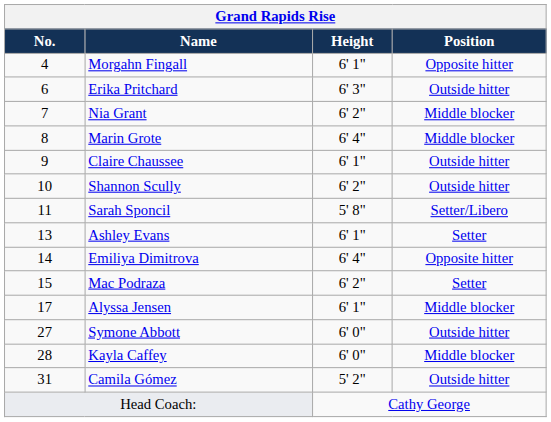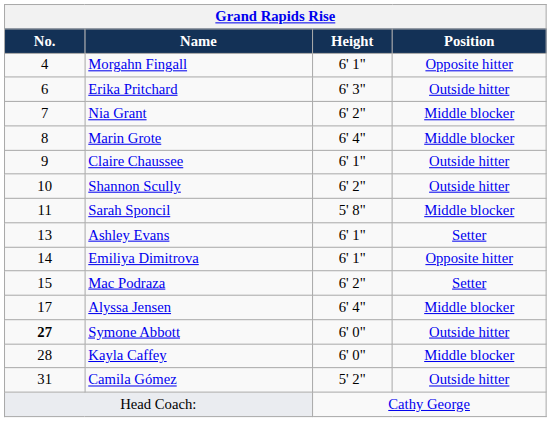(469, 210) Setter/Libero -> (469, 210) Middle blocker
(352, 259) 6' 4" -> (352, 259) 6' 1"
(352, 307) 6' 1" -> (352, 307) 6' 4"
(45, 331) normal -> (45, 331) bold
